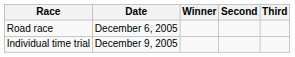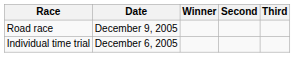(136, 28) December 6, 2005 -> (136, 28) December 9, 2005
(136, 44) December 9, 2005 -> (136, 44) December 6, 2005
